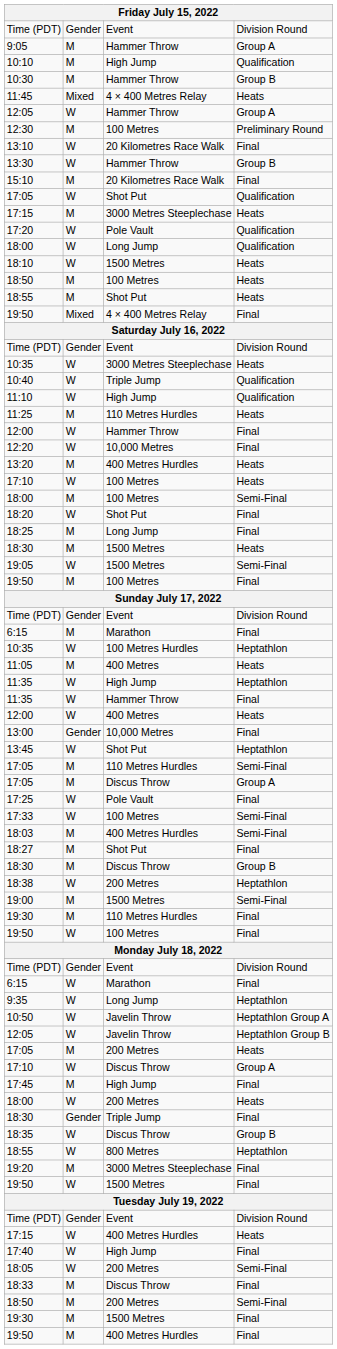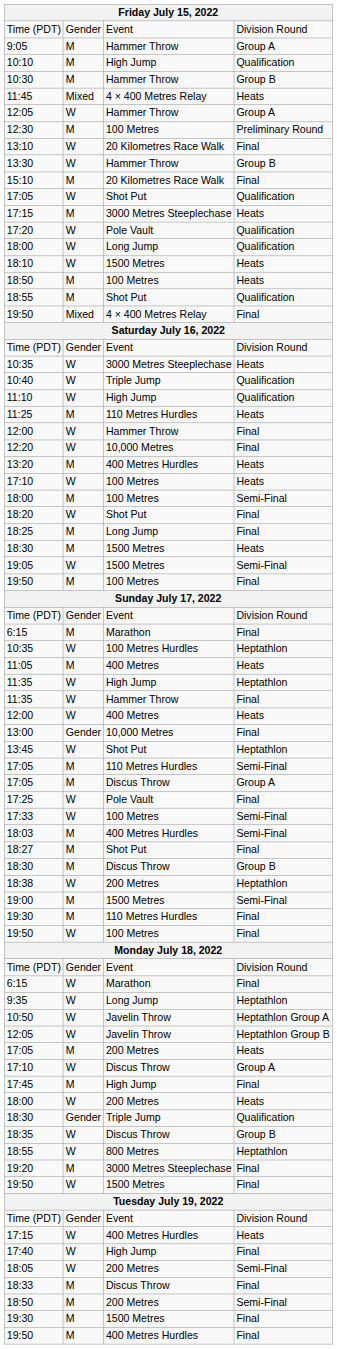(250, 297) Heats -> (265, 297) Qualification
(248, 1118) Final -> (265, 1118) Qualification
